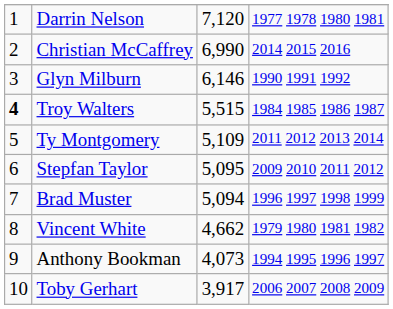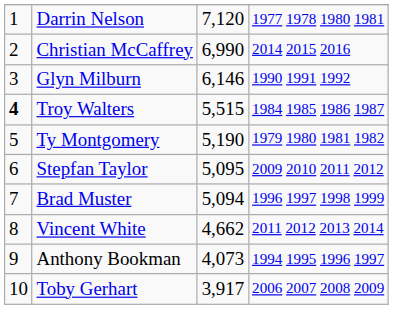(223, 139) 5,109 -> (223, 139) 5,190
(318, 139) 2011 2012 2013 2014 -> (318, 139) 1979 1980 1981 1982
(318, 229) 1979 1980 1981 1982 -> (318, 229) 2011 2012 2013 2014
